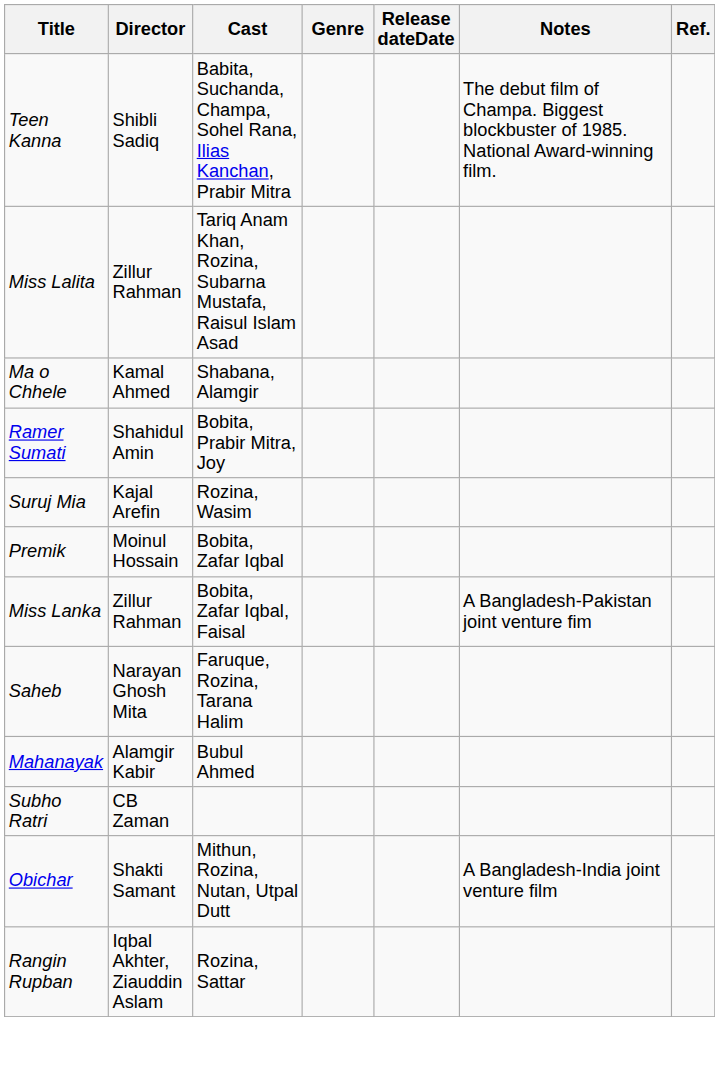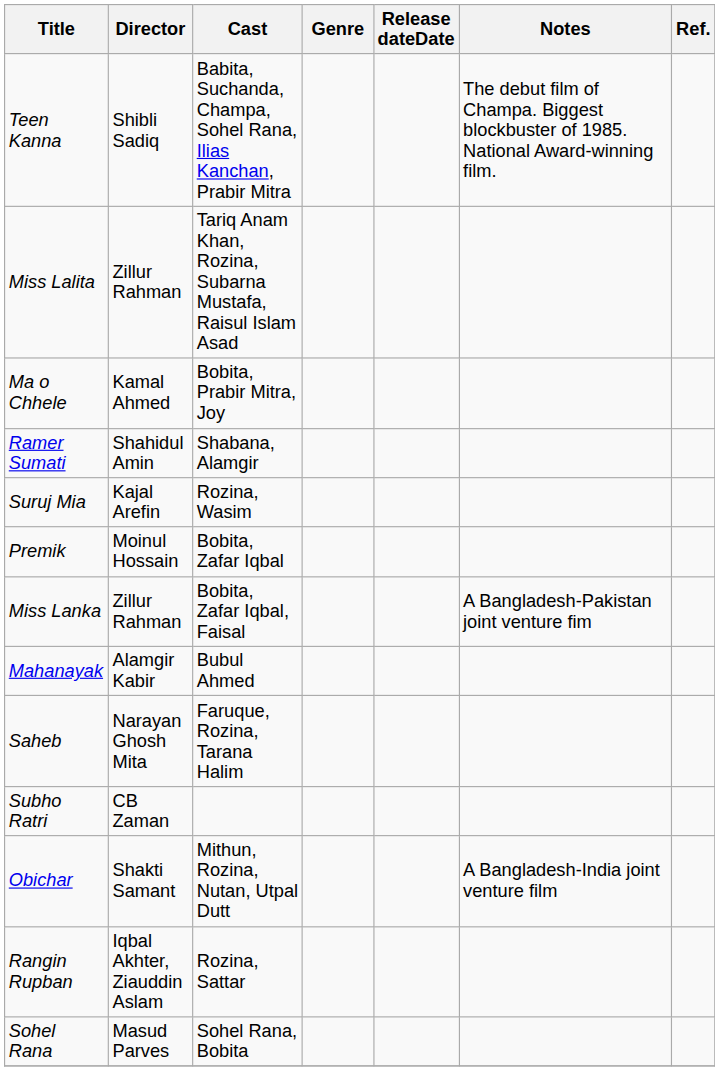(236, 382) Shabana, Alamgir -> (246, 393) Bobita, Prabir Mitra, Joy
(246, 442) Bobita, Prabir Mitra, Joy -> (236, 452) Shabana, Alamgir
rows swapped: (56, 761) <-> (35, 691)
+ row: (32, 1041)
